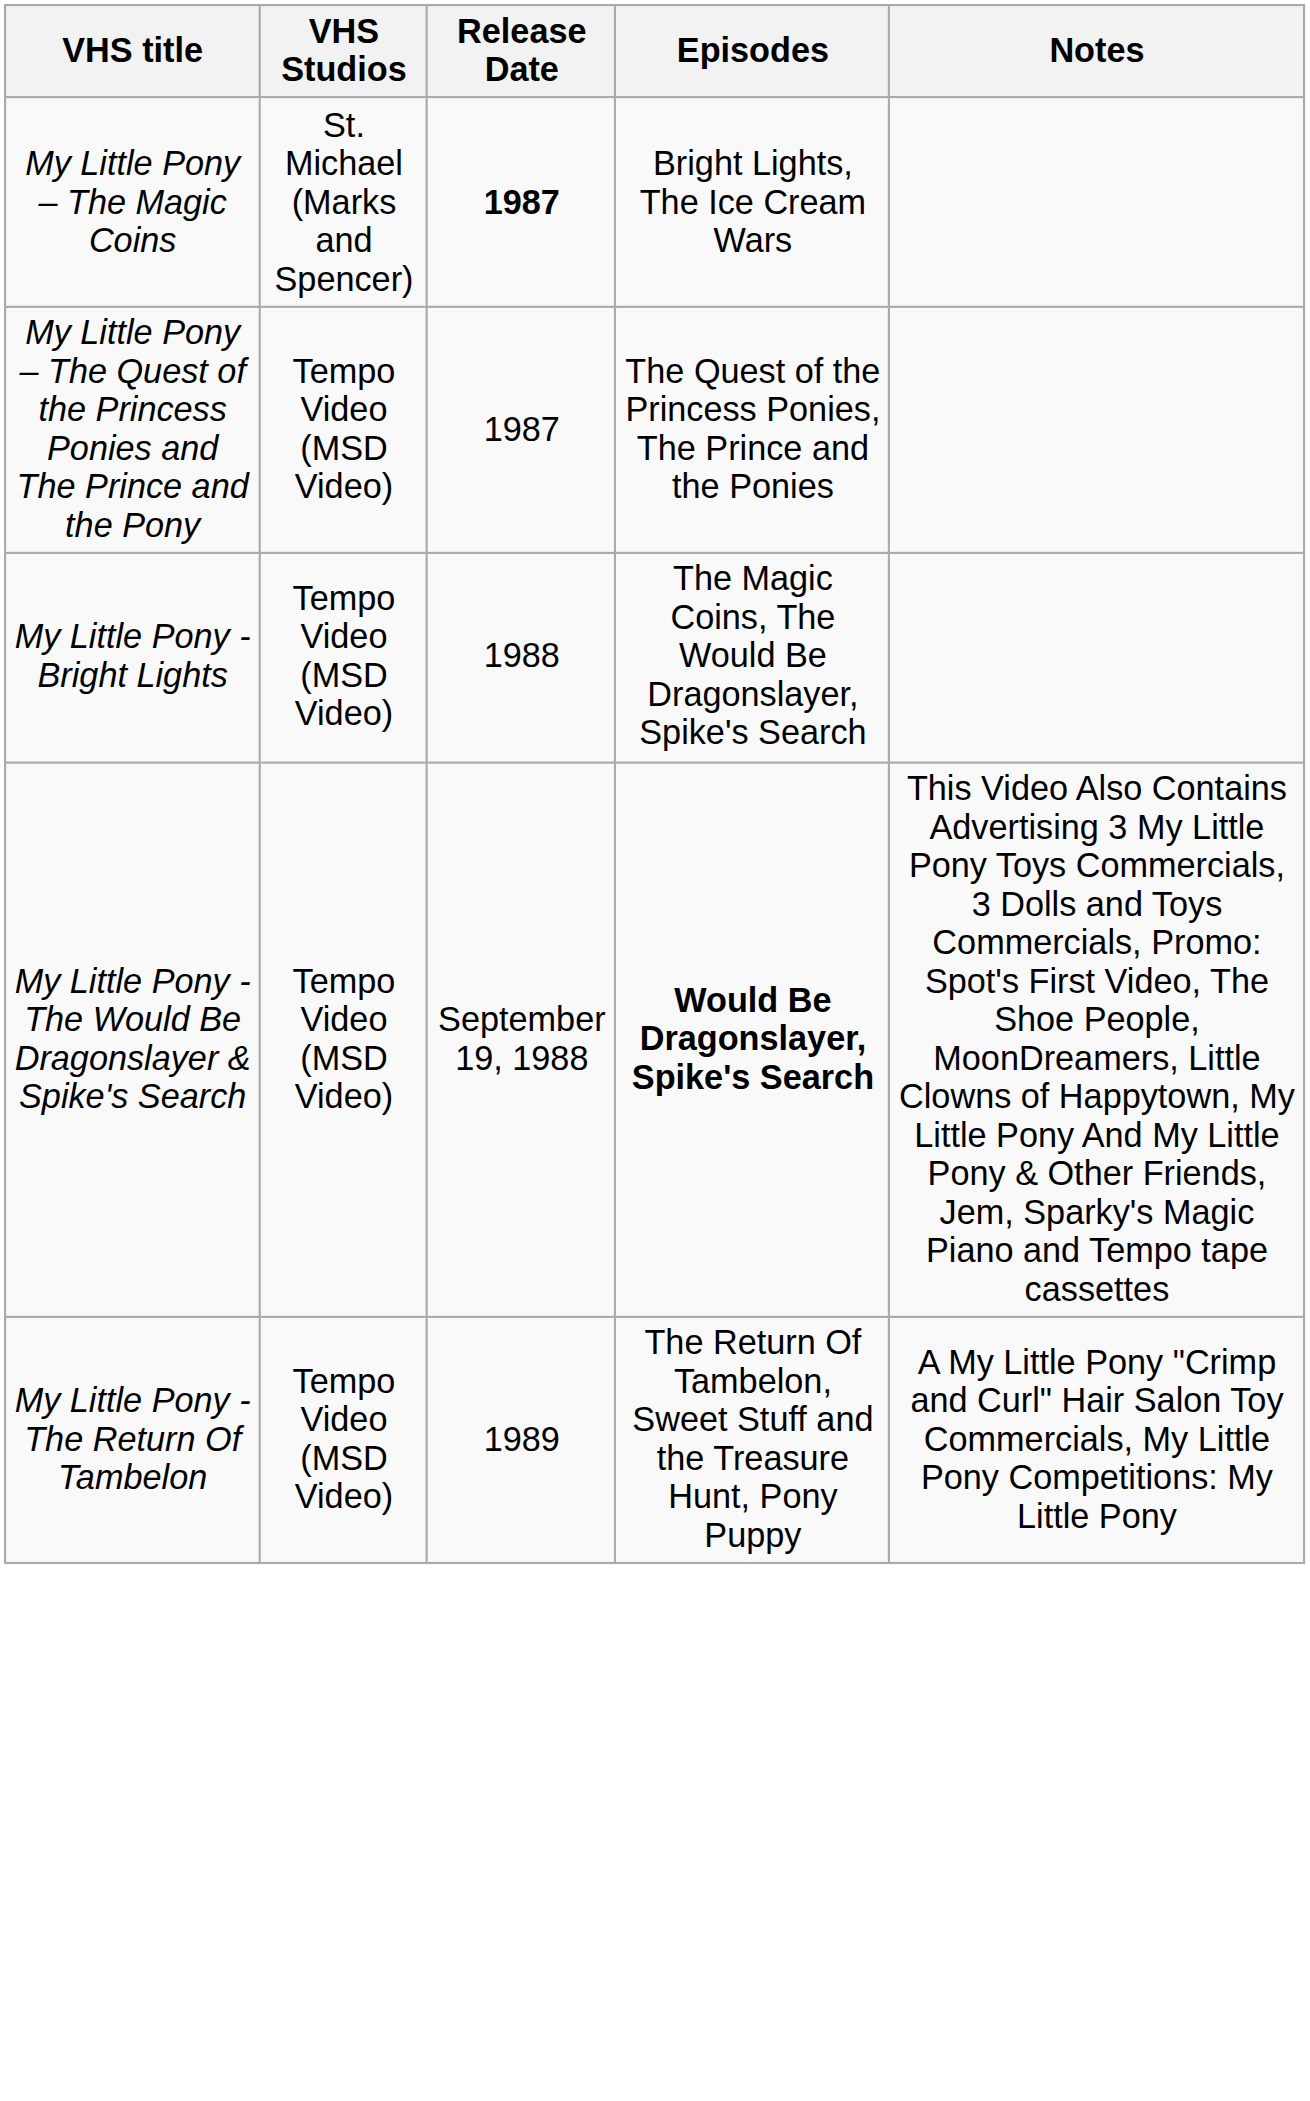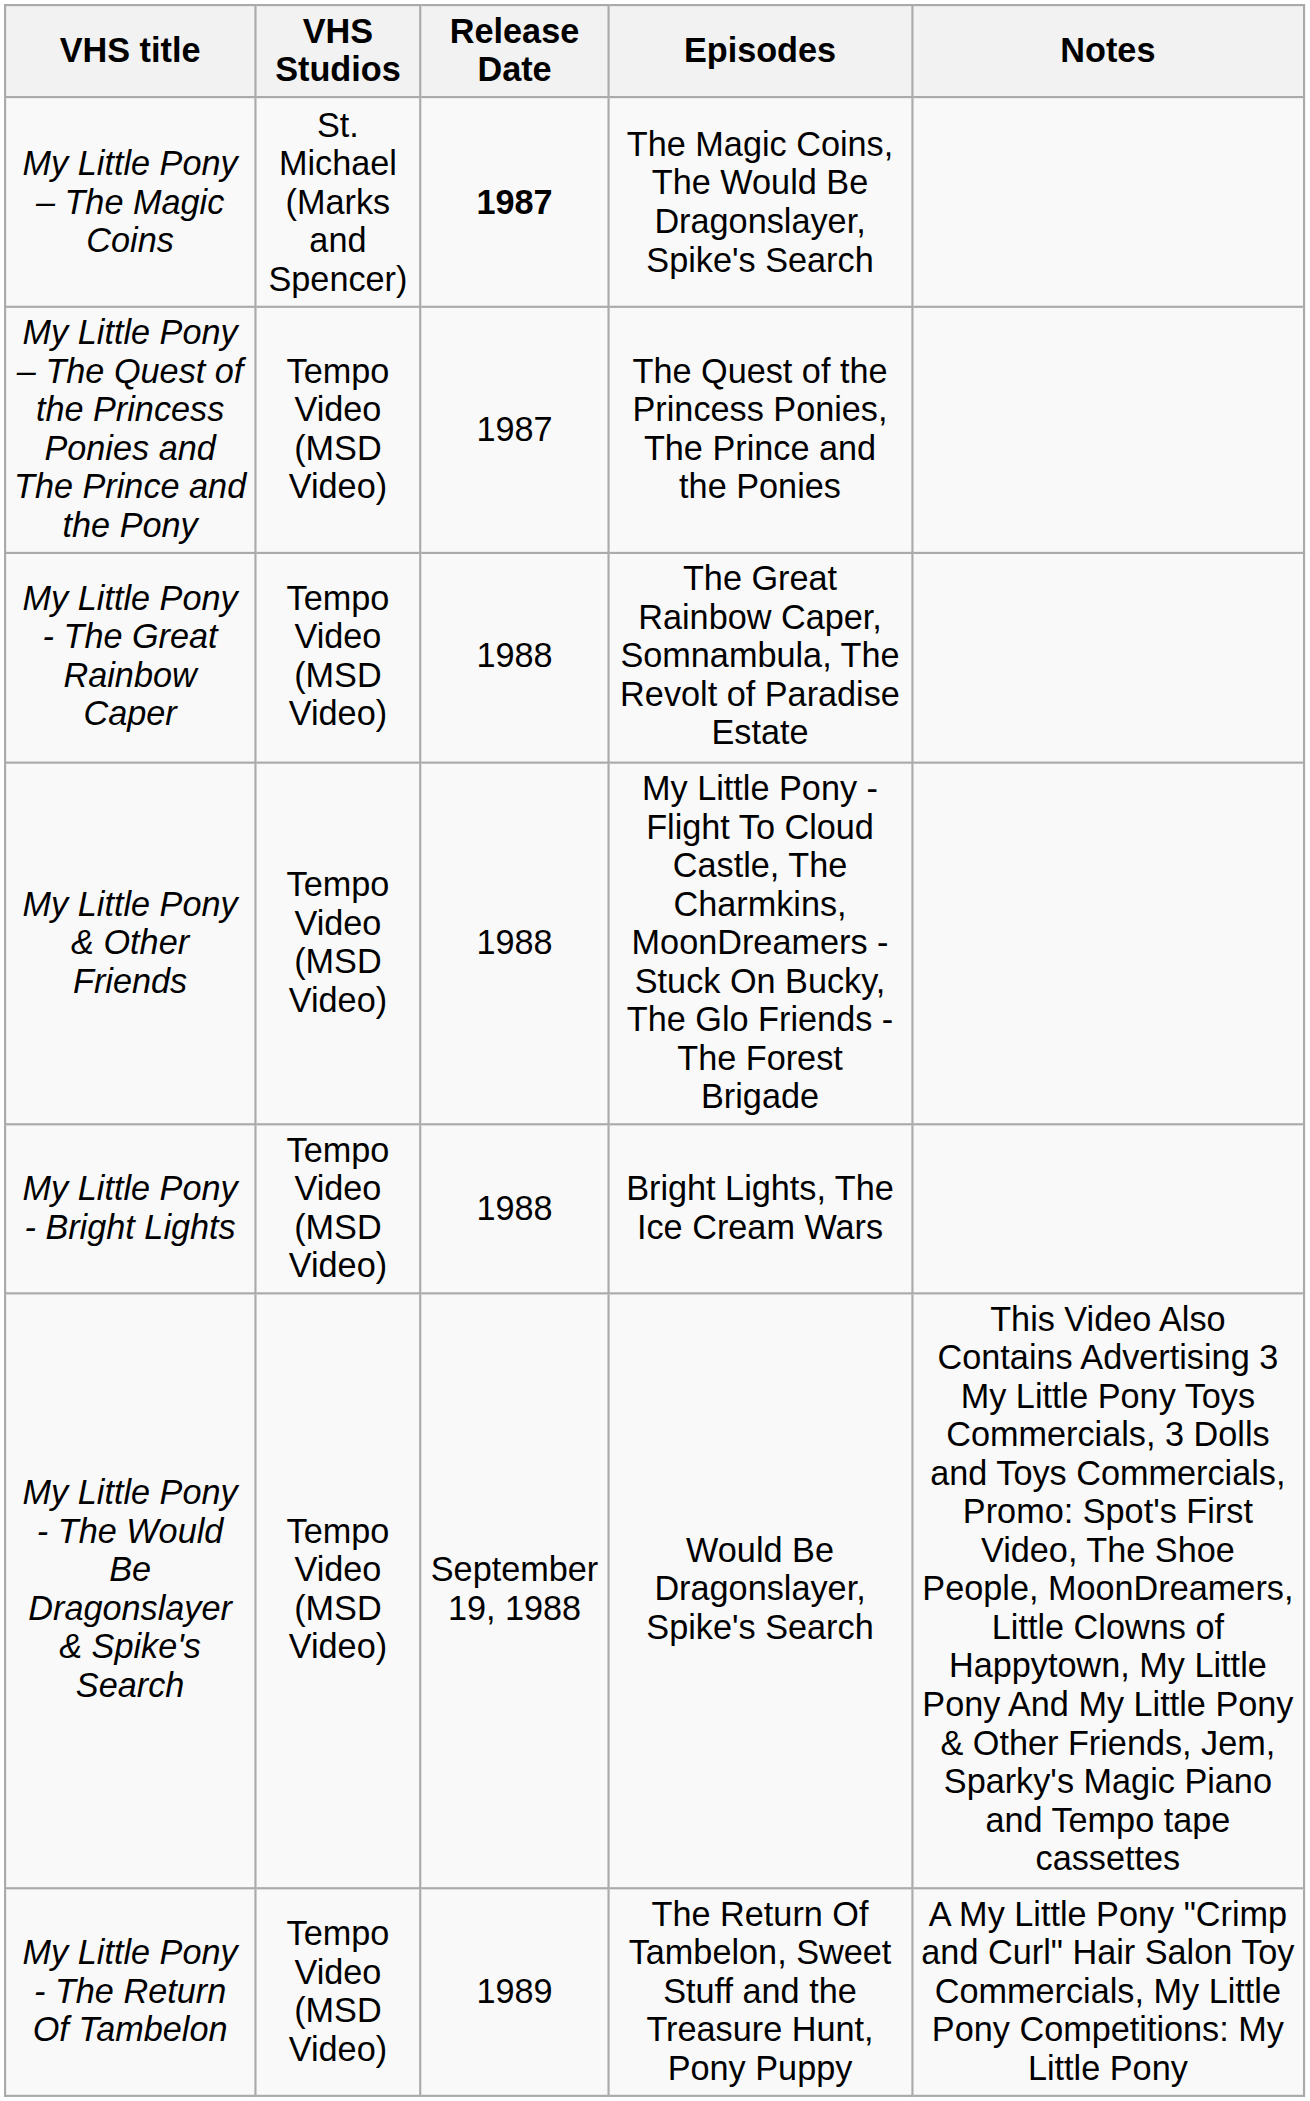(753, 201) Bright Lights, The Ice Cream Wars -> (760, 201) The Magic Coins, The Would Be Dragonslayer, Spike's Search
+ row: (130, 656)
+ row: (130, 942)
(753, 656) The Magic Coins, The Would Be Dragonslayer, Spike's Search -> (760, 1208) Bright Lights, The Ice Cream Wars
(753, 1038) bold -> (760, 1590) normal
